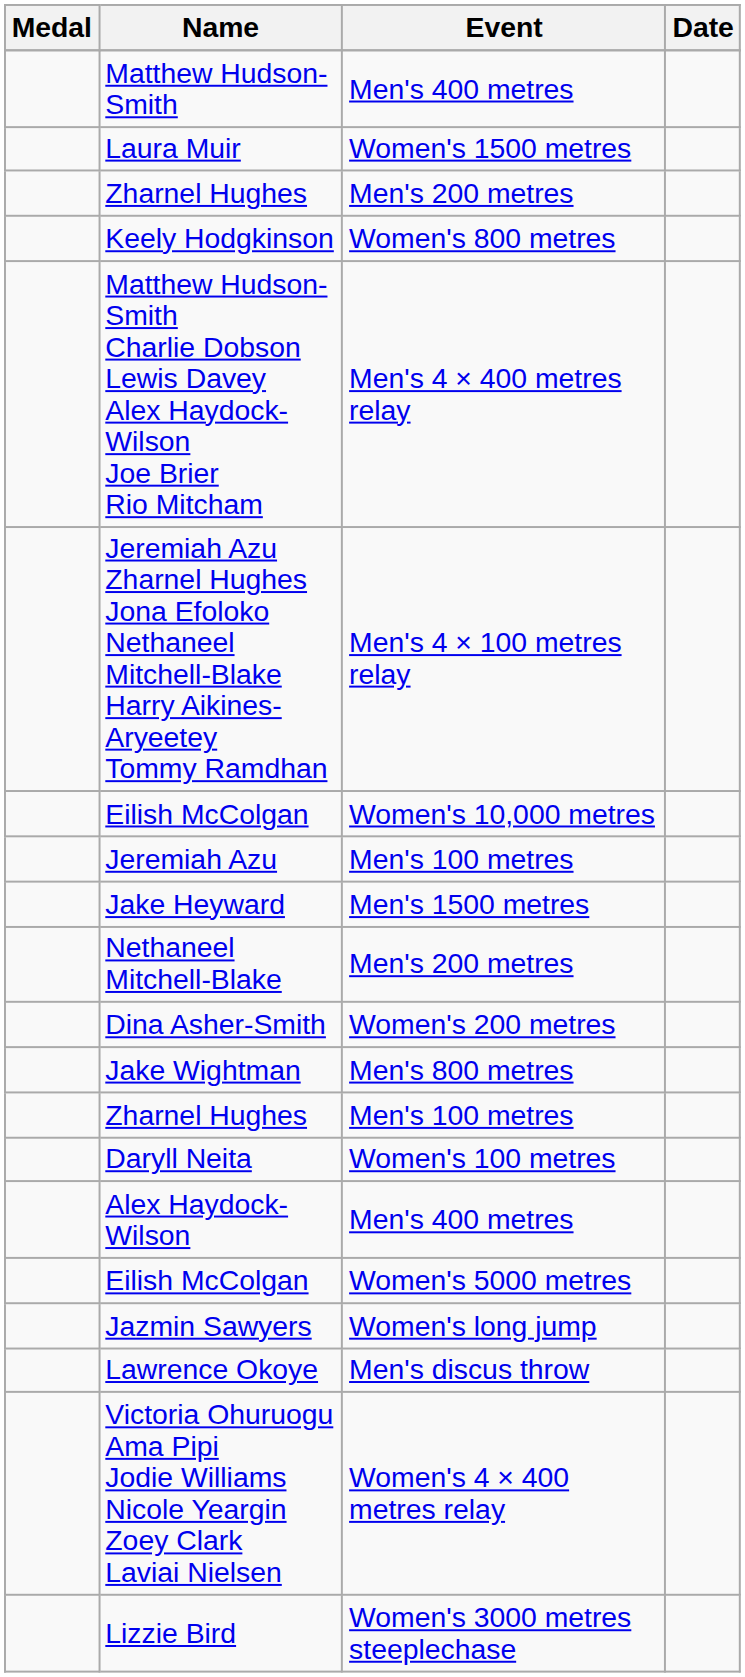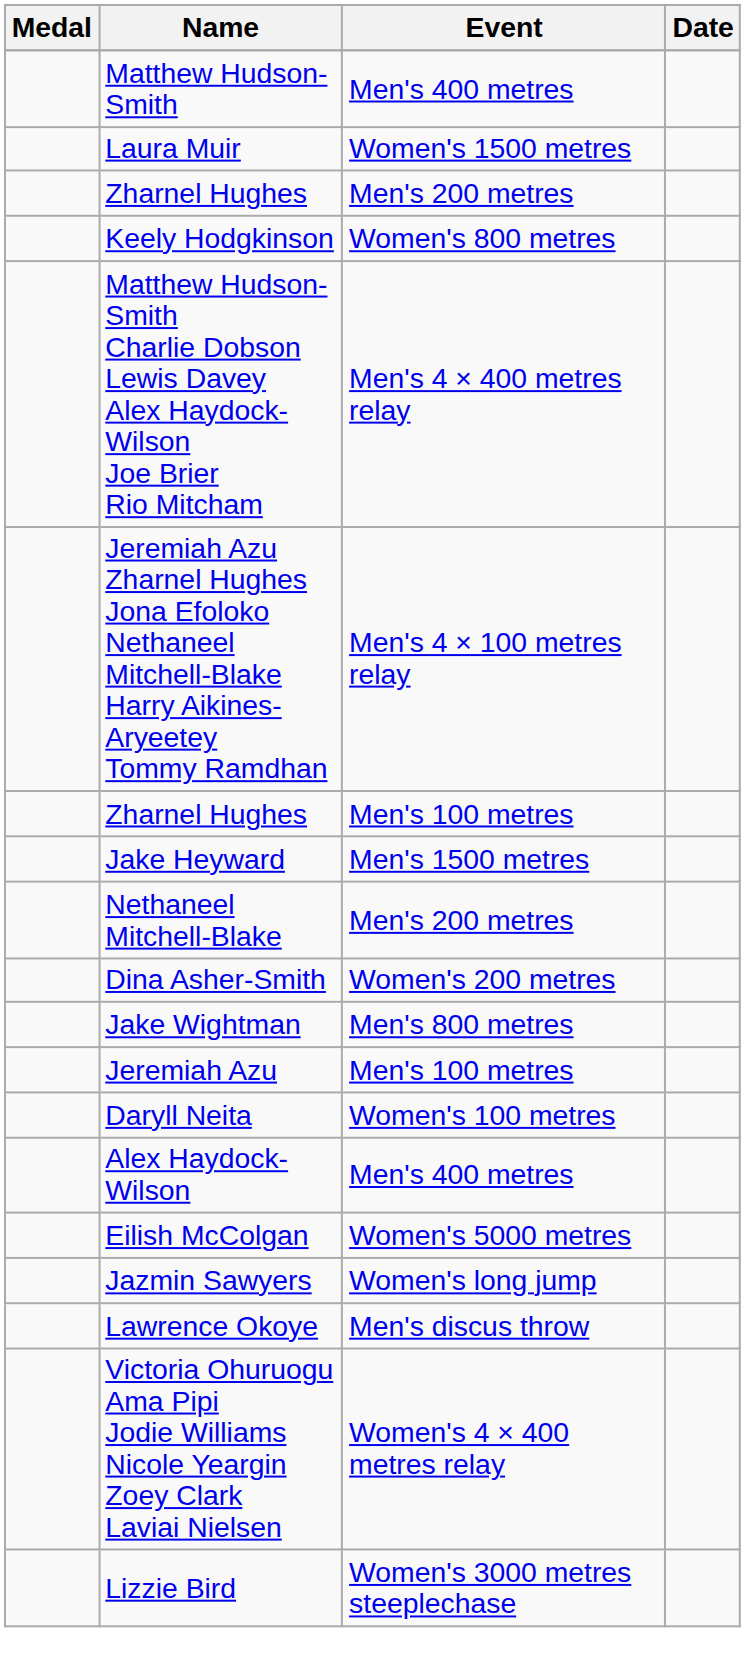- row: (207, 814)
rows swapped: (206, 1115) <-> (191, 859)
